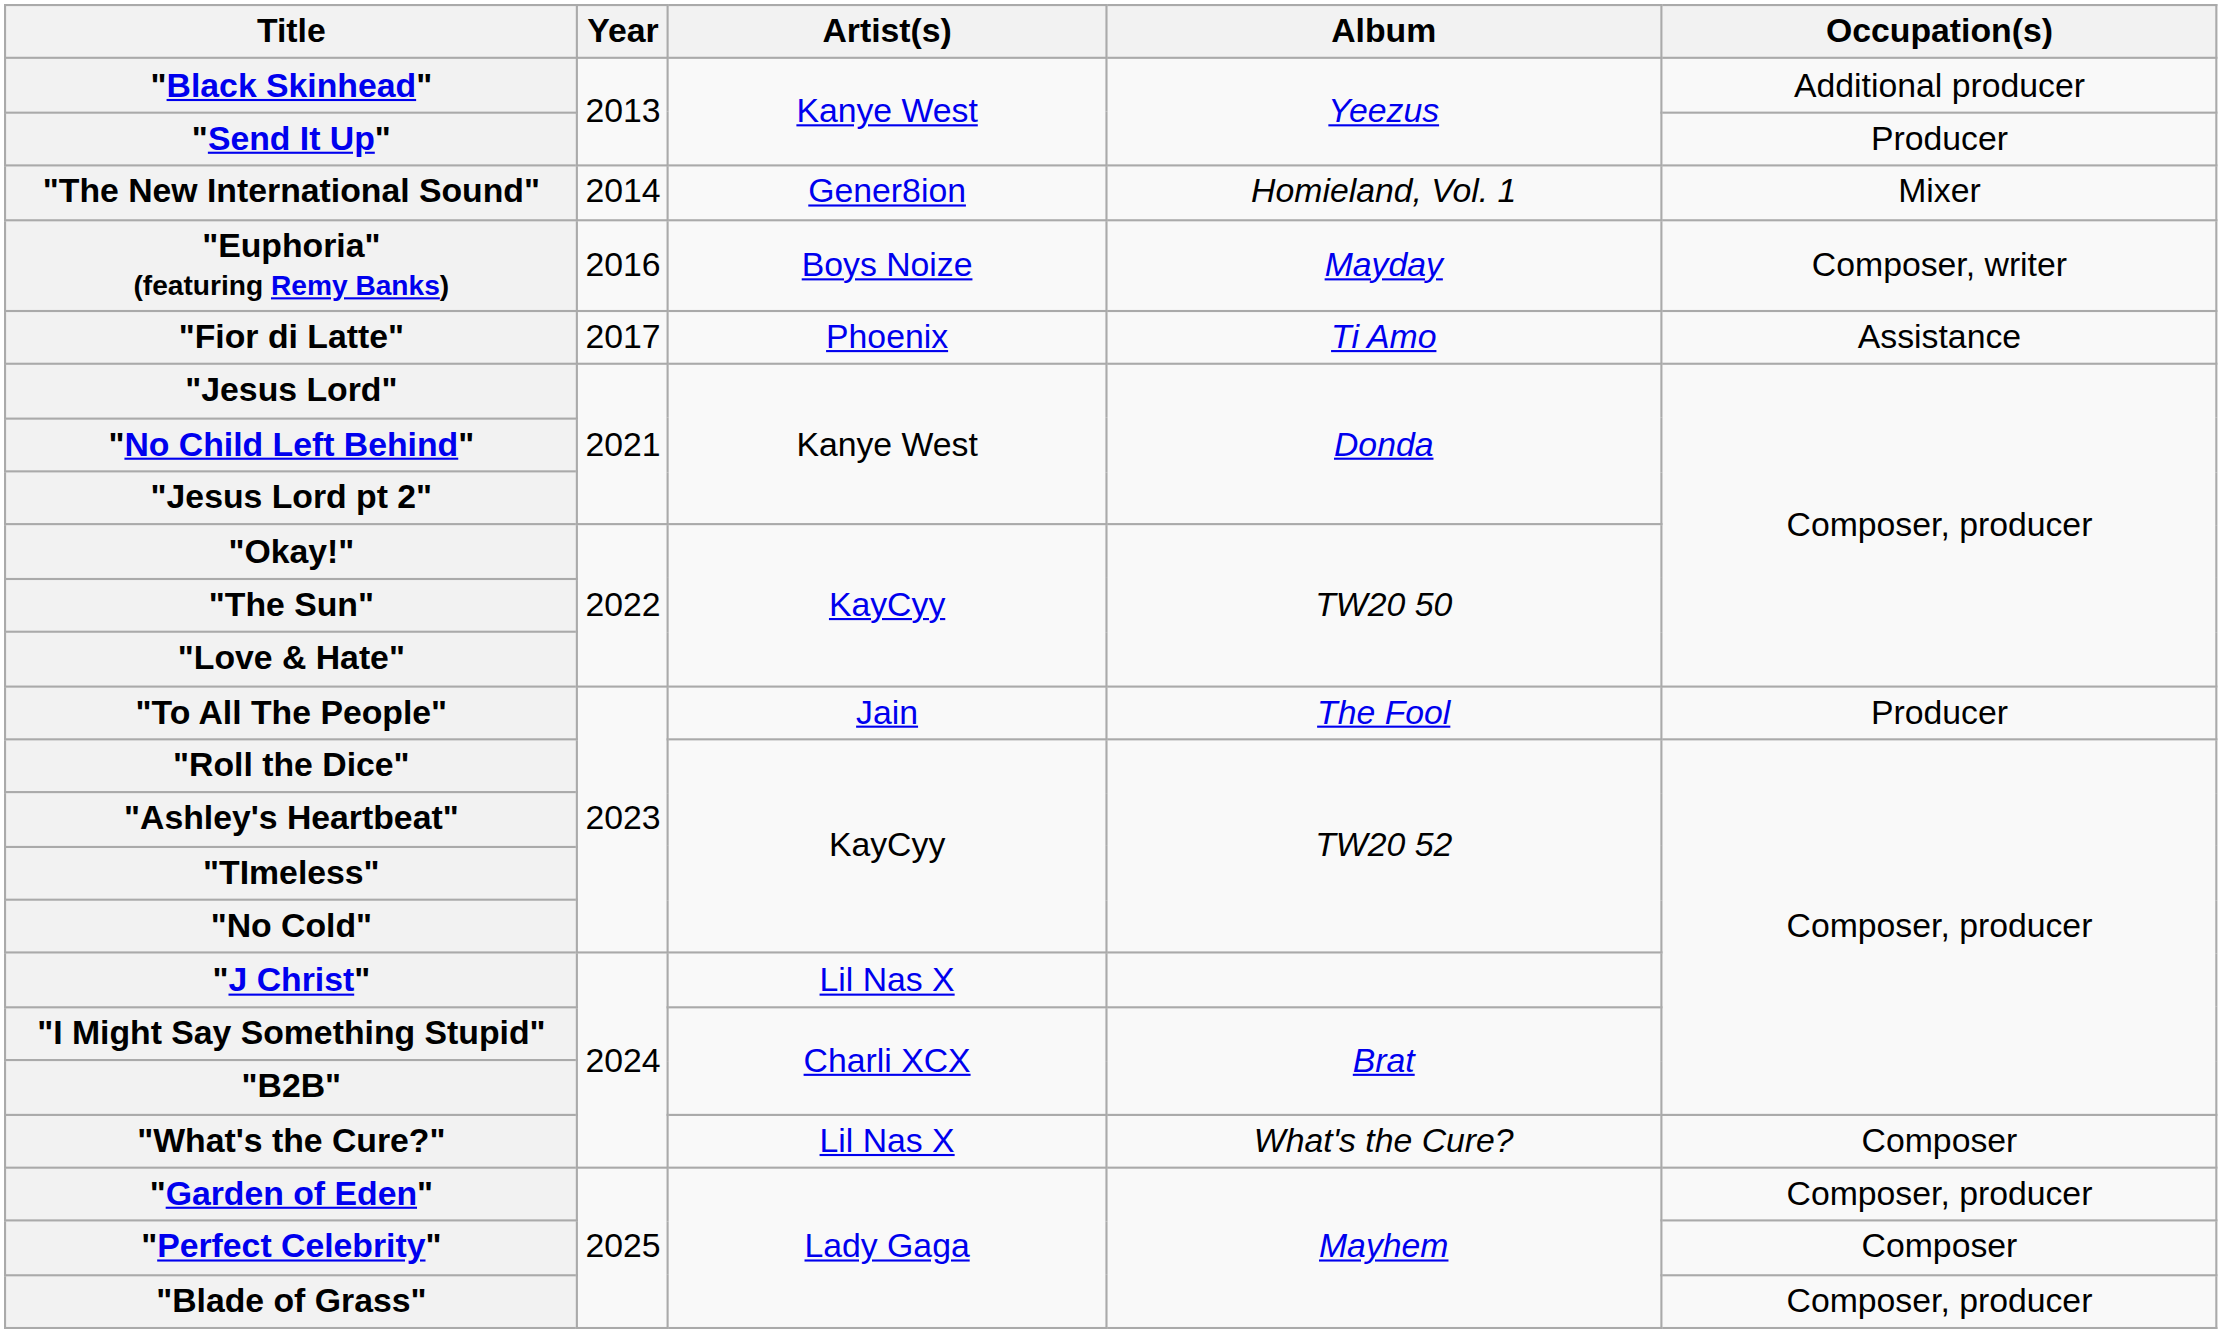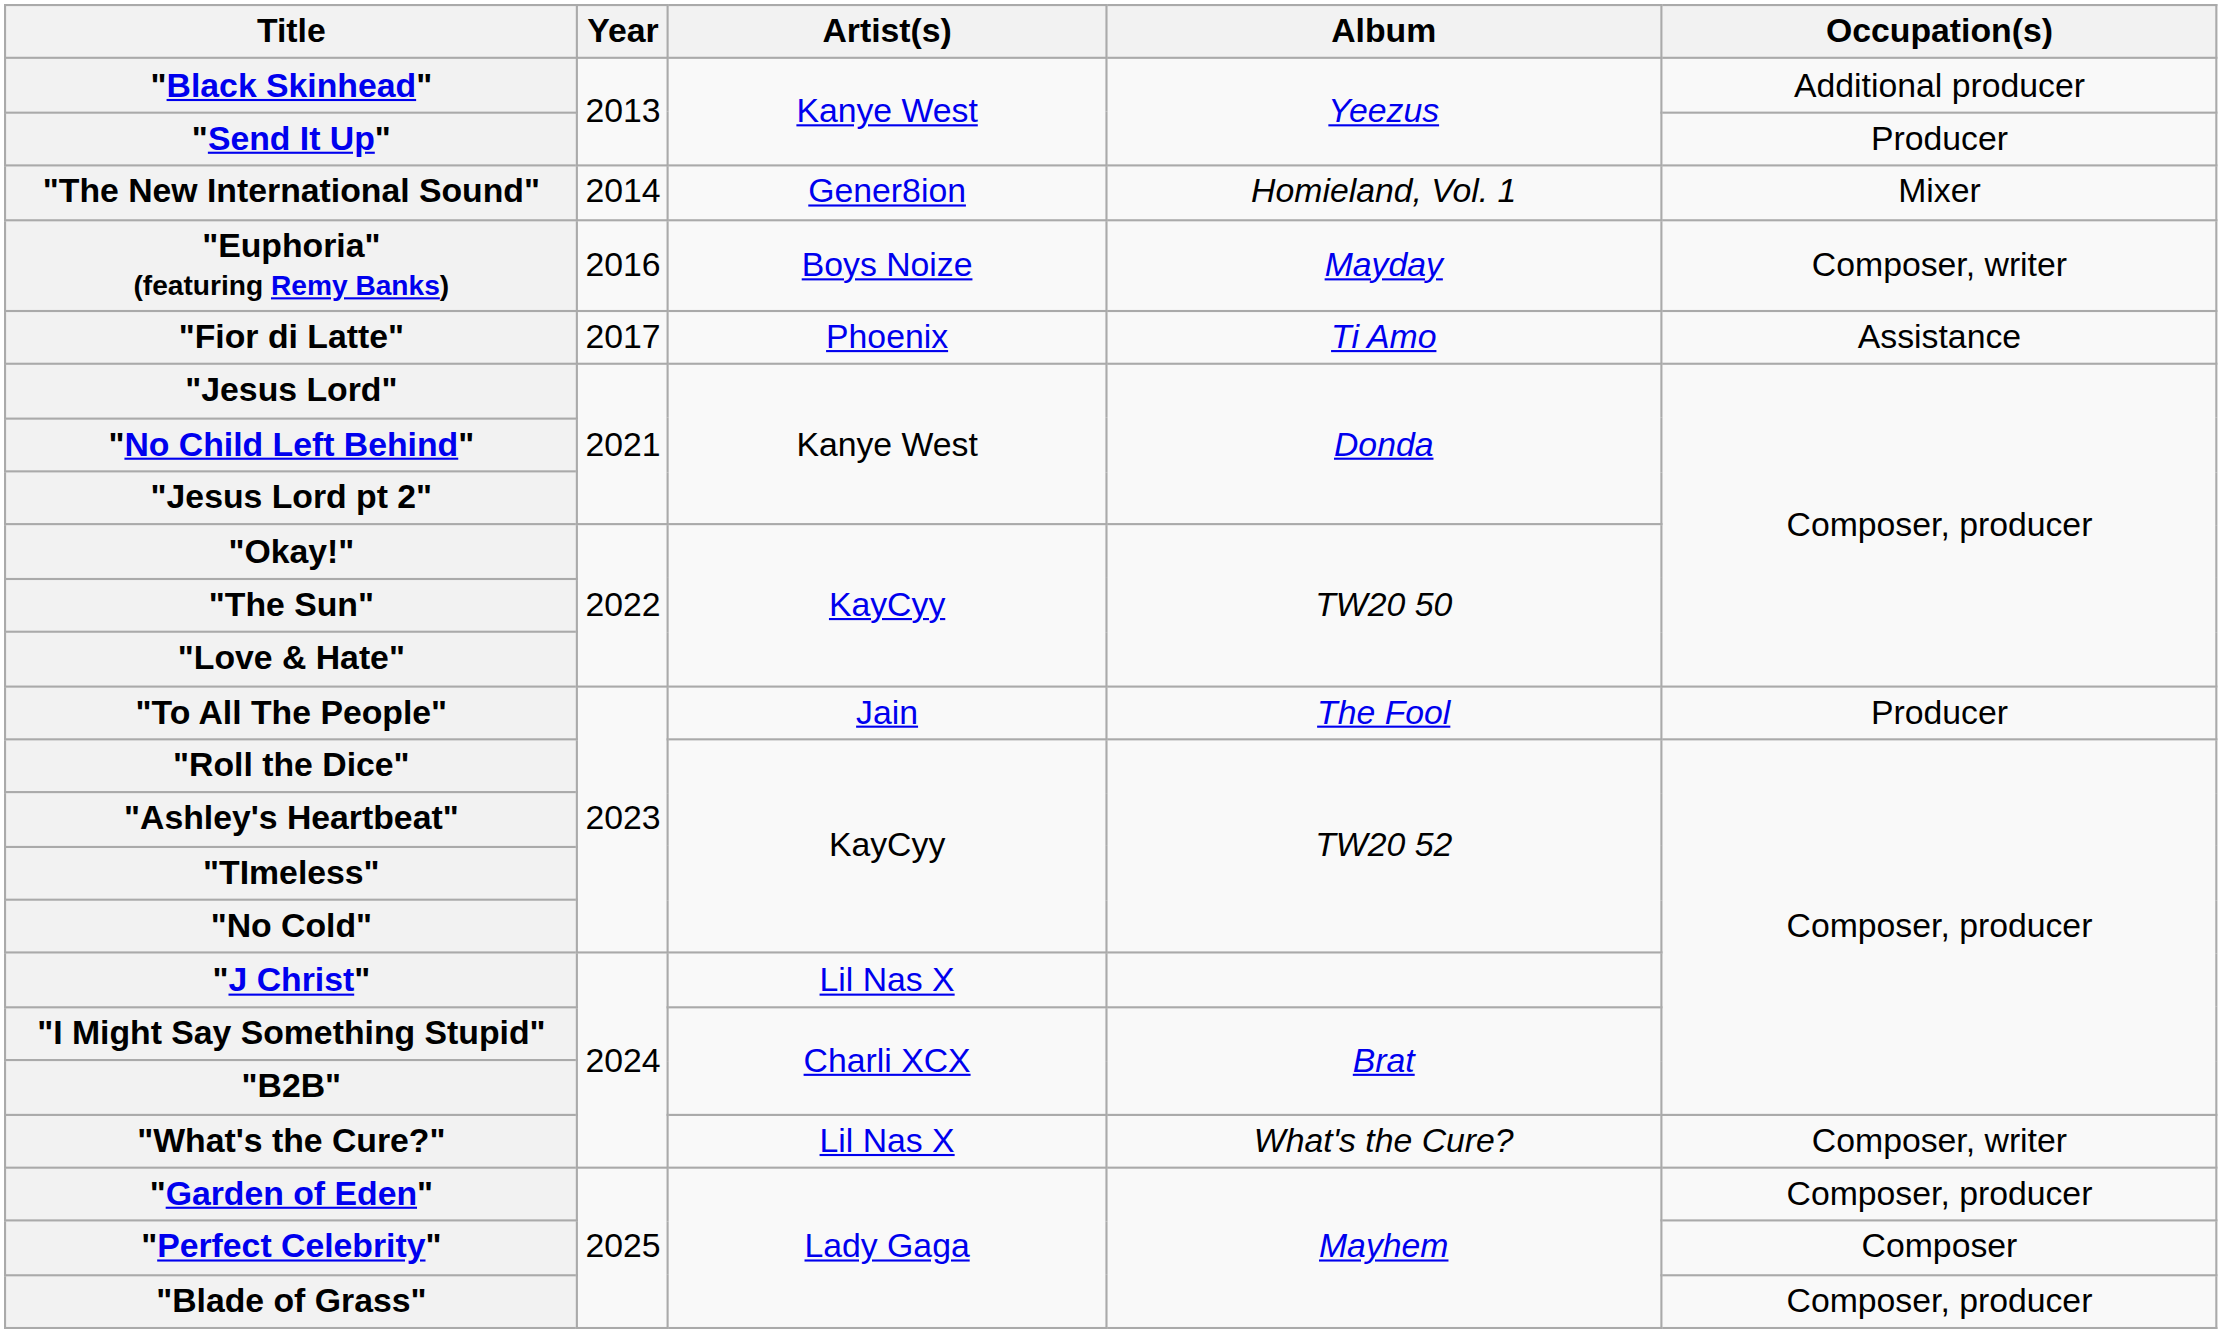(1939, 1140) Composer -> (1939, 1140) Composer, writer
